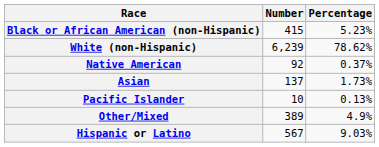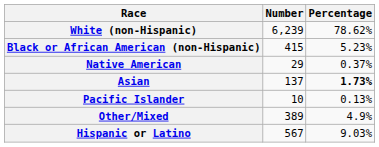rows swapped: (134, 47) <-> (134, 30)
(297, 64) 92 -> (297, 64) 29
(356, 82) normal -> (356, 82) bold
